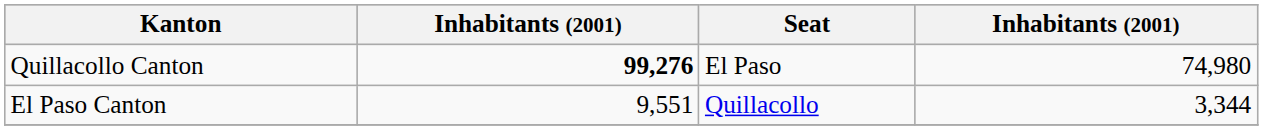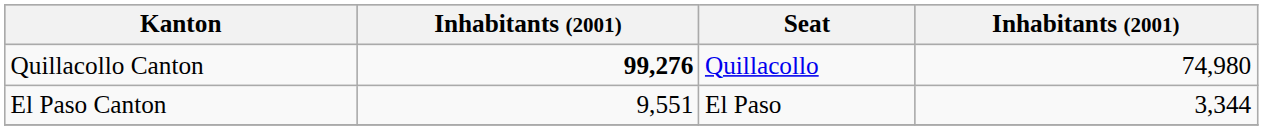(743, 64) El Paso -> (762, 64) Quillacollo
(762, 104) Quillacollo -> (743, 104) El Paso
